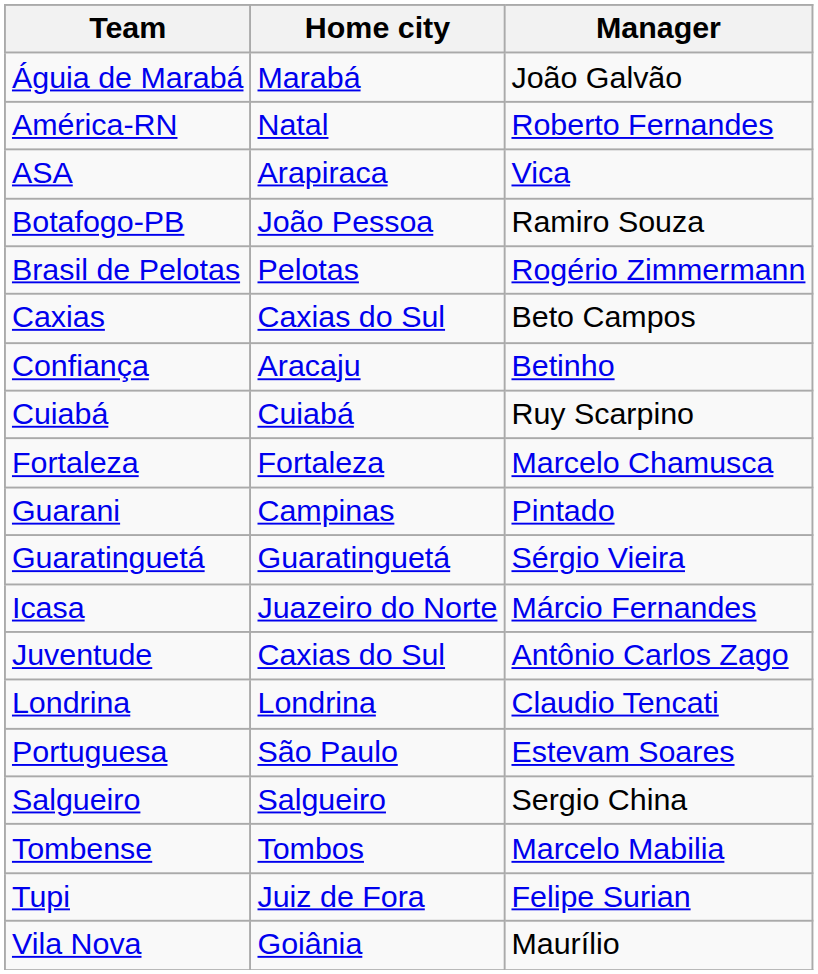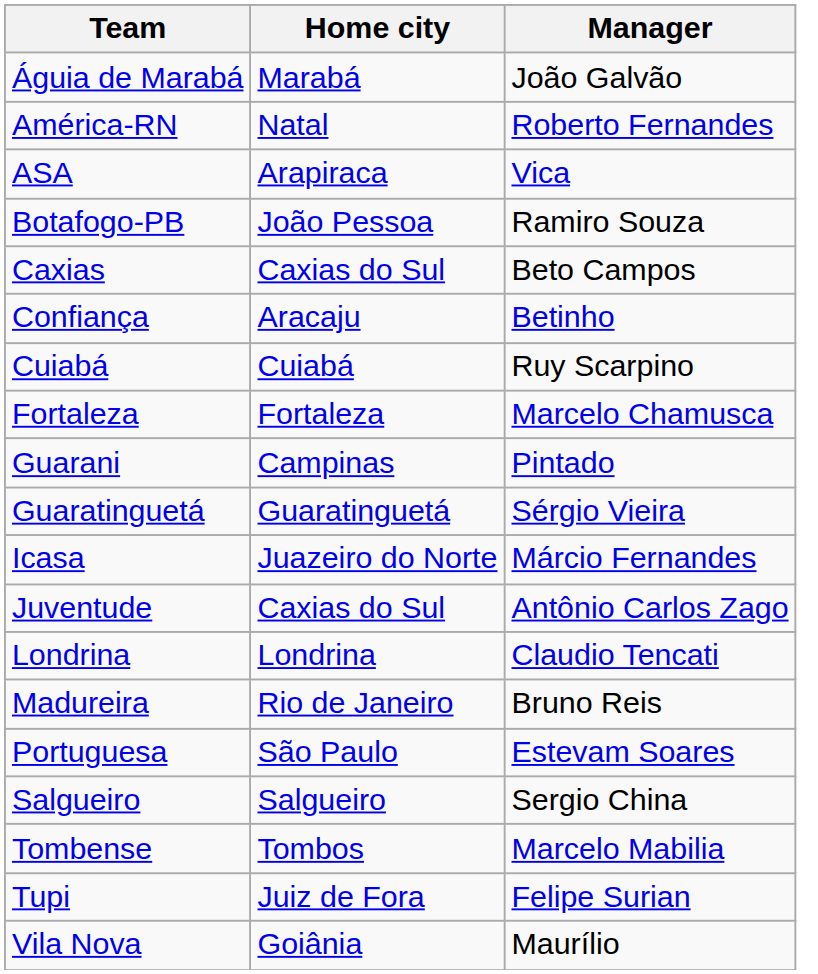- row: (126, 269)
+ row: (80, 703)
